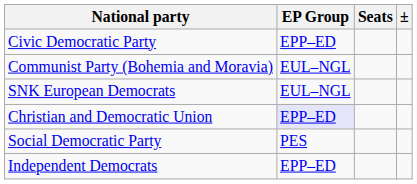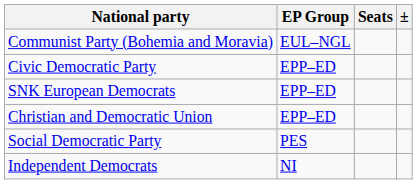rows swapped: (82, 41) <-> (140, 66)
(315, 91) EUL–NGL -> (308, 91) EPP–ED
(308, 116) lavender background -> (308, 116) no background
(308, 166) EPP–ED -> (288, 166) NI
